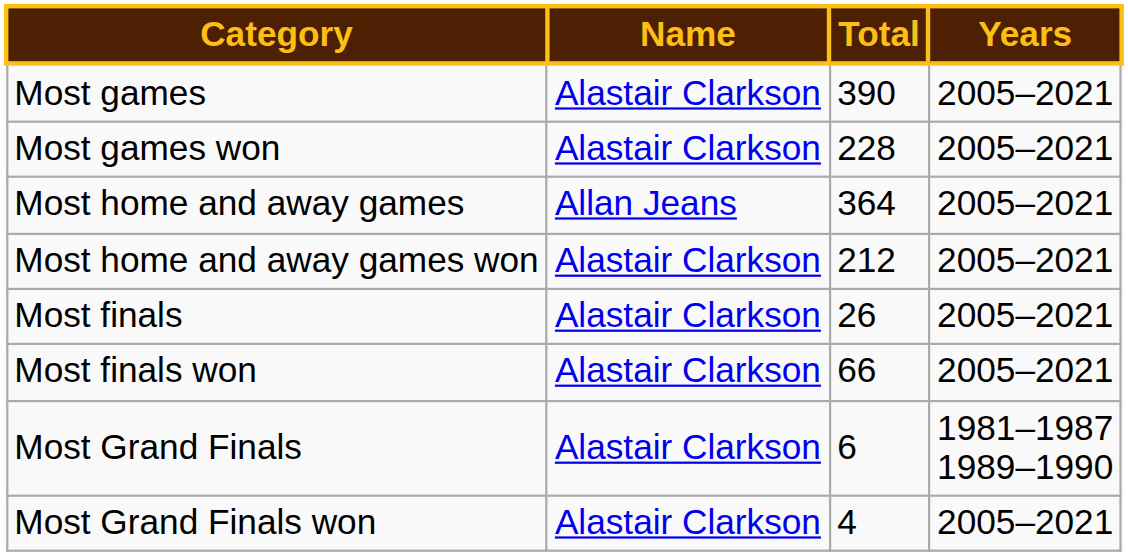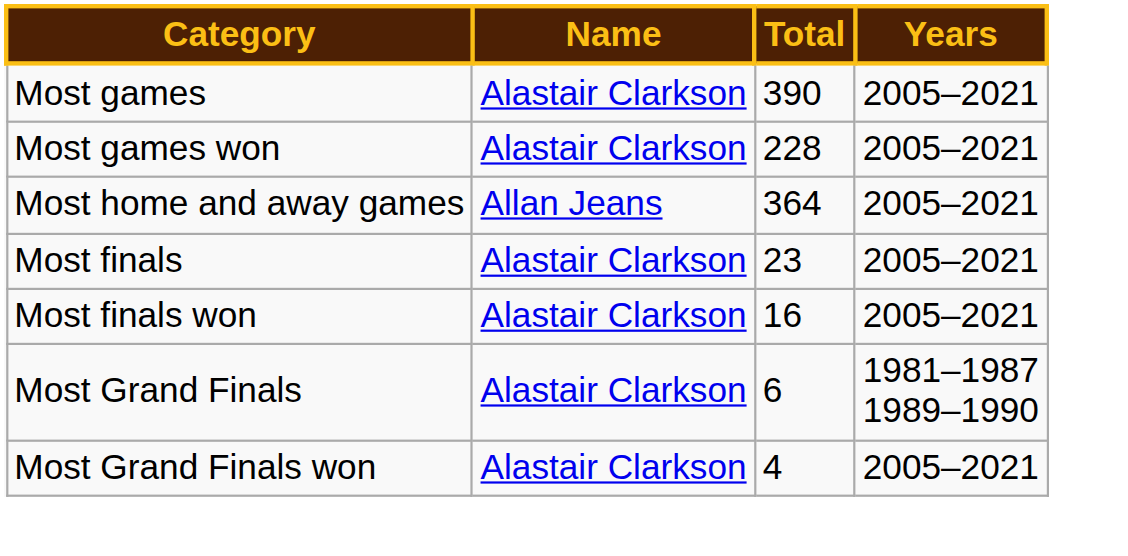- row: (276, 260)
(857, 315) 26 -> (782, 260) 23
(857, 371) 66 -> (782, 315) 16
